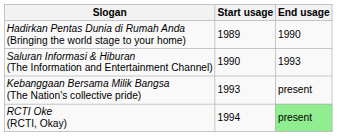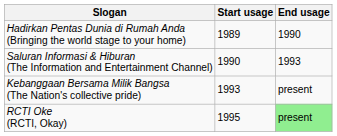(229, 117) 1994 -> (229, 117) 1995
